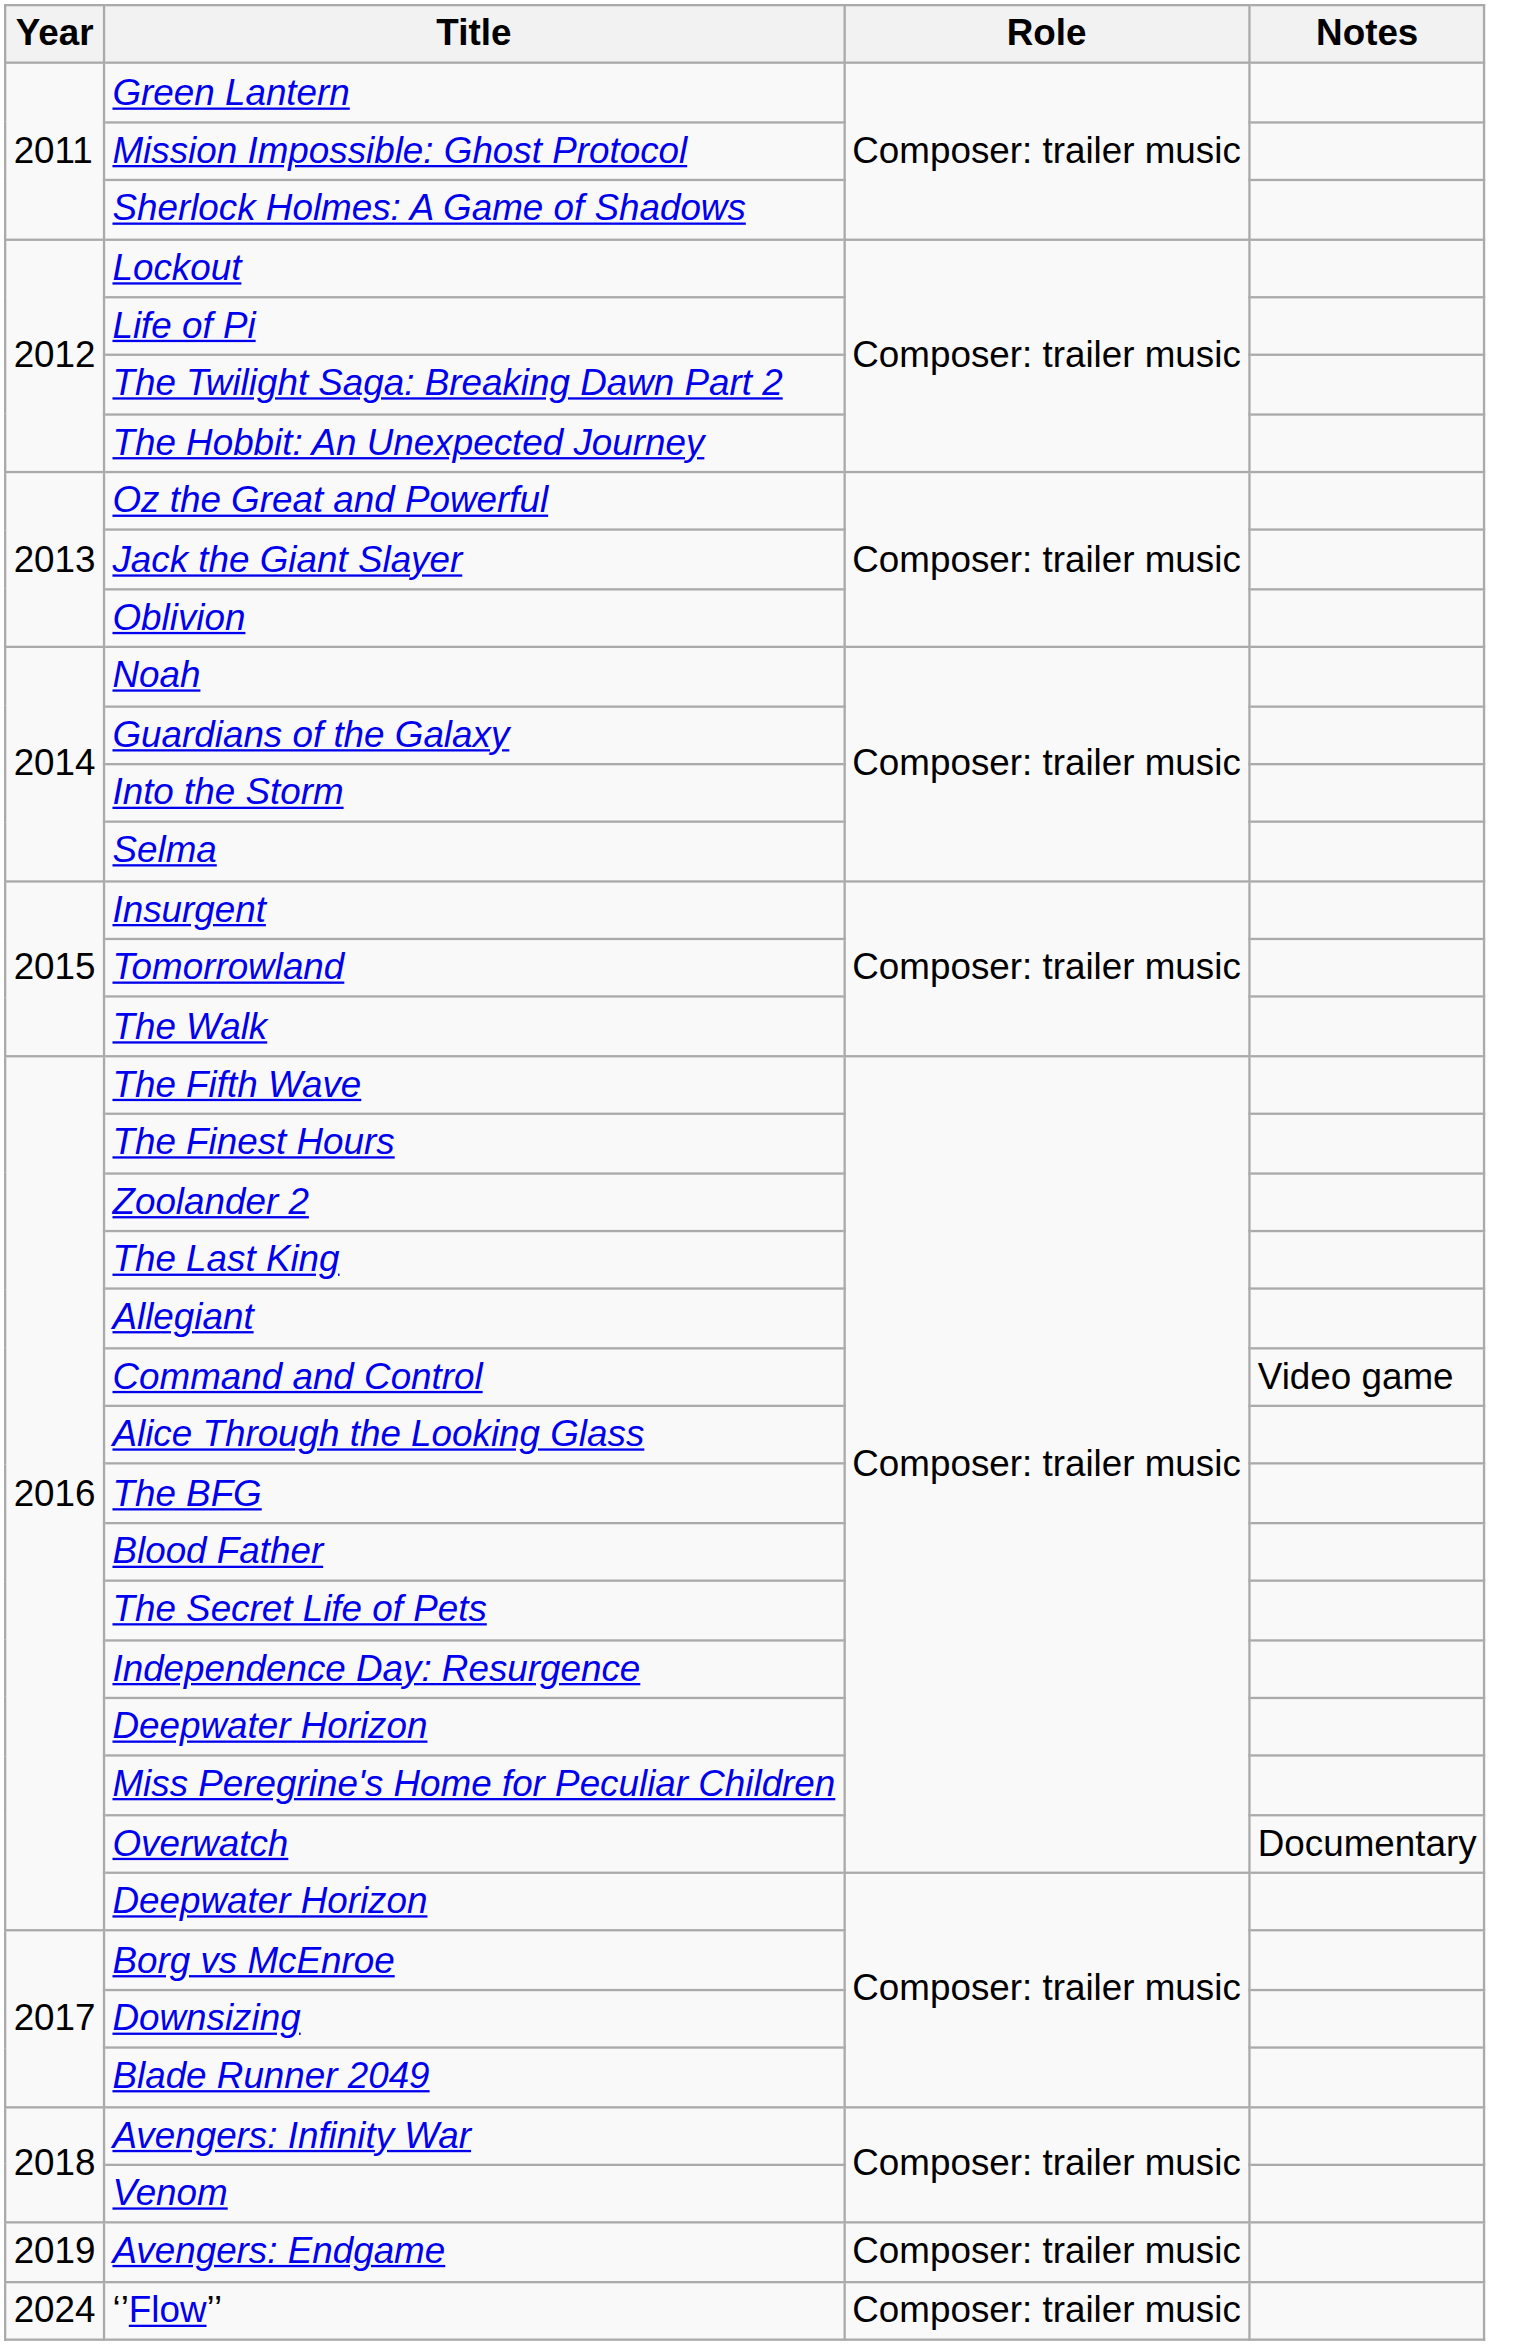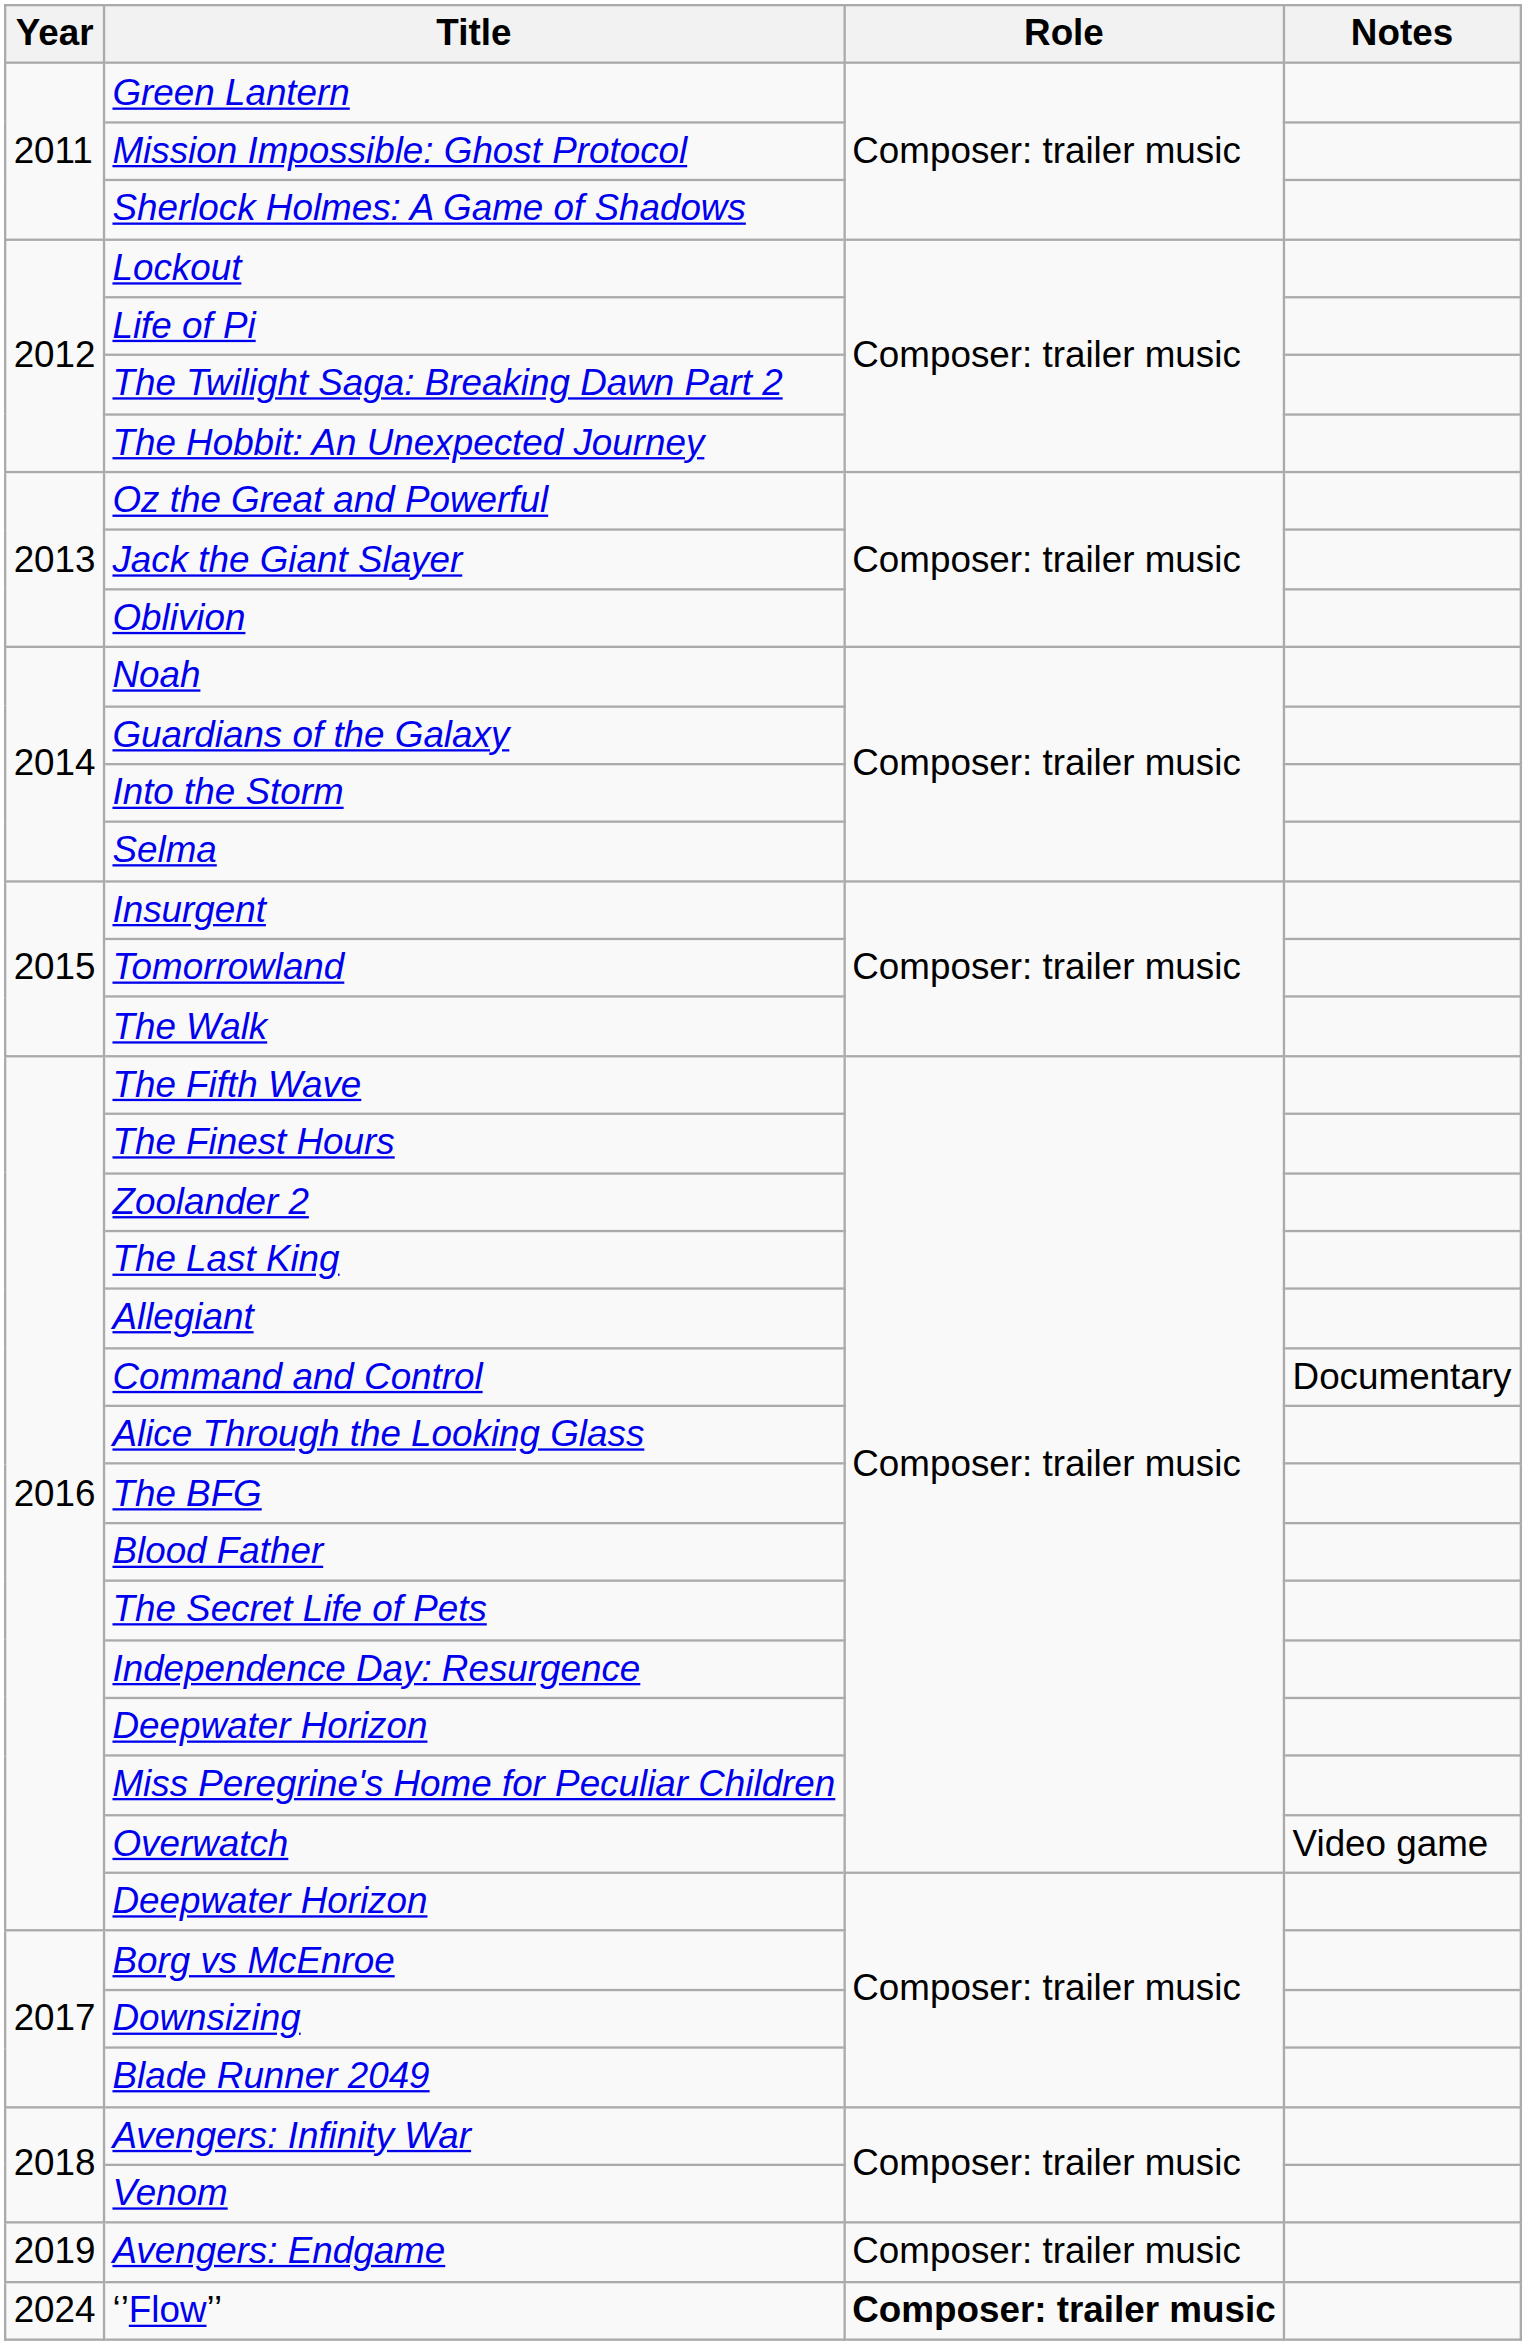(1356, 1376) Video game -> (1402, 1376) Documentary
(1367, 1842) Documentary -> (1390, 1842) Video game
(1047, 2309) normal -> (1064, 2309) bold
